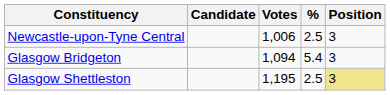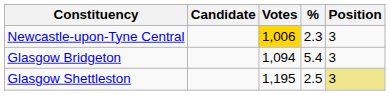(279, 36) no background -> (279, 36) gold background
(313, 36) 2.5 -> (313, 36) 2.3
